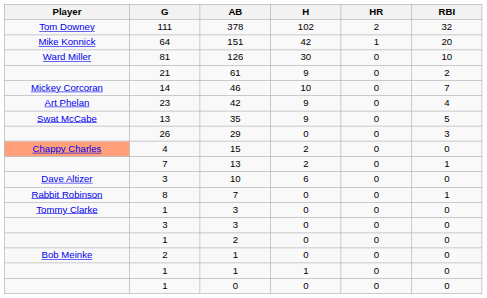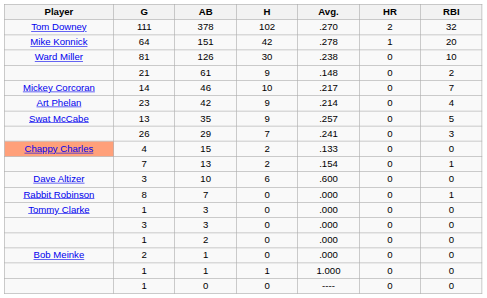+ column: (328, 12)
(306, 133) 0 -> (267, 133) 7
